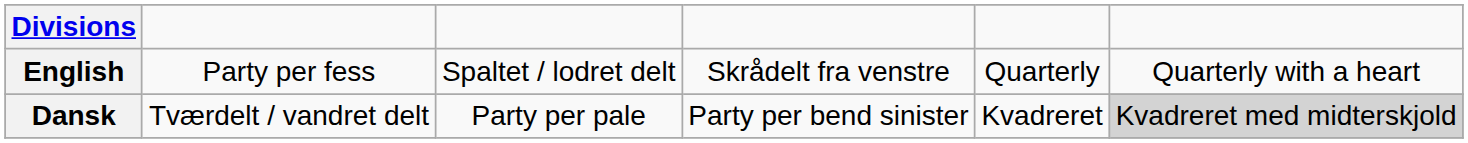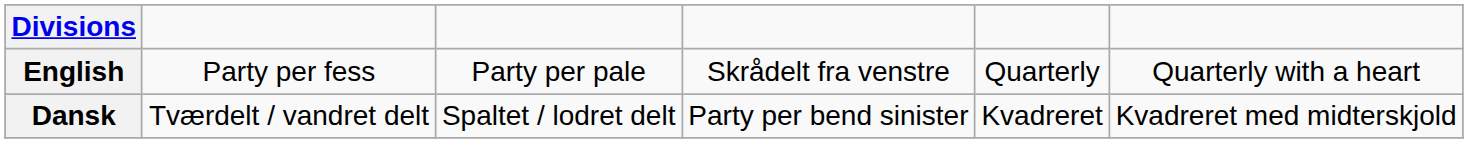(559, 71) Spaltet / lodret delt -> (559, 71) Party per pale
(559, 115) Party per pale -> (559, 115) Spaltet / lodret delt
(1286, 115) lightgrey background -> (1286, 115) no background
